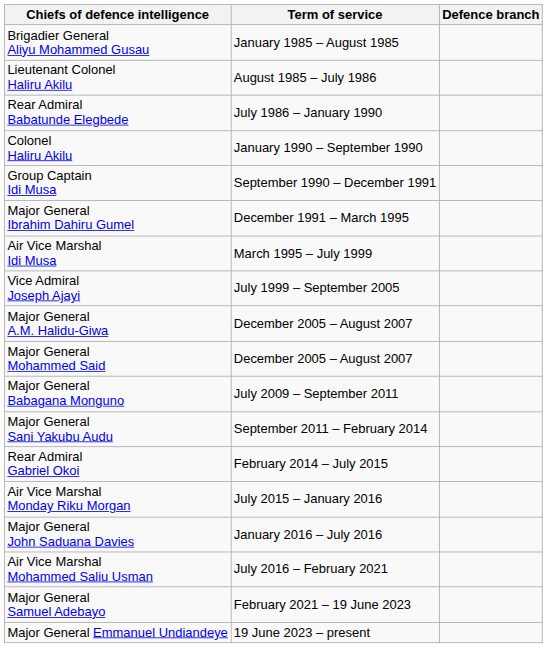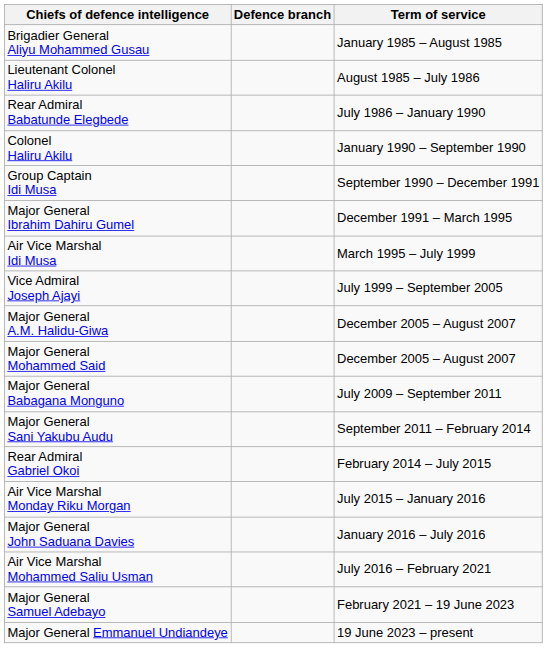columns swapped: (335, 14) <-> (491, 14)
